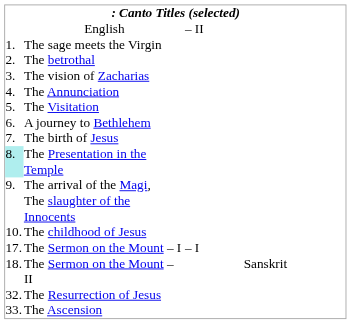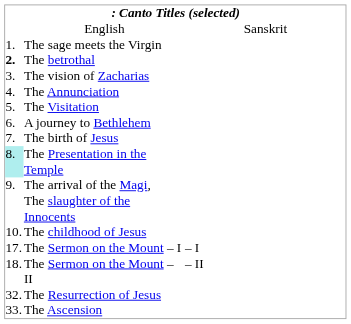(194, 28) – II -> (265, 28) Sanskrit
(10, 59) normal -> (10, 59) bold
(265, 263) Sanskrit -> (194, 263) – II
